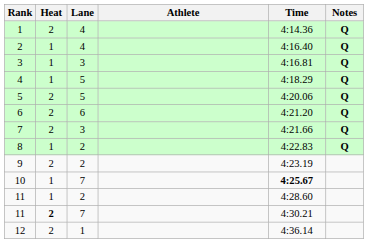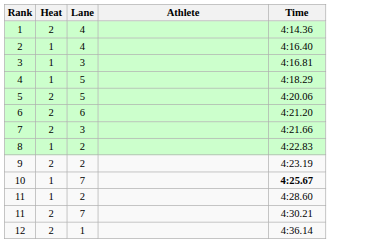- column: (345, 12)
(51, 213) bold -> (51, 213) normal
